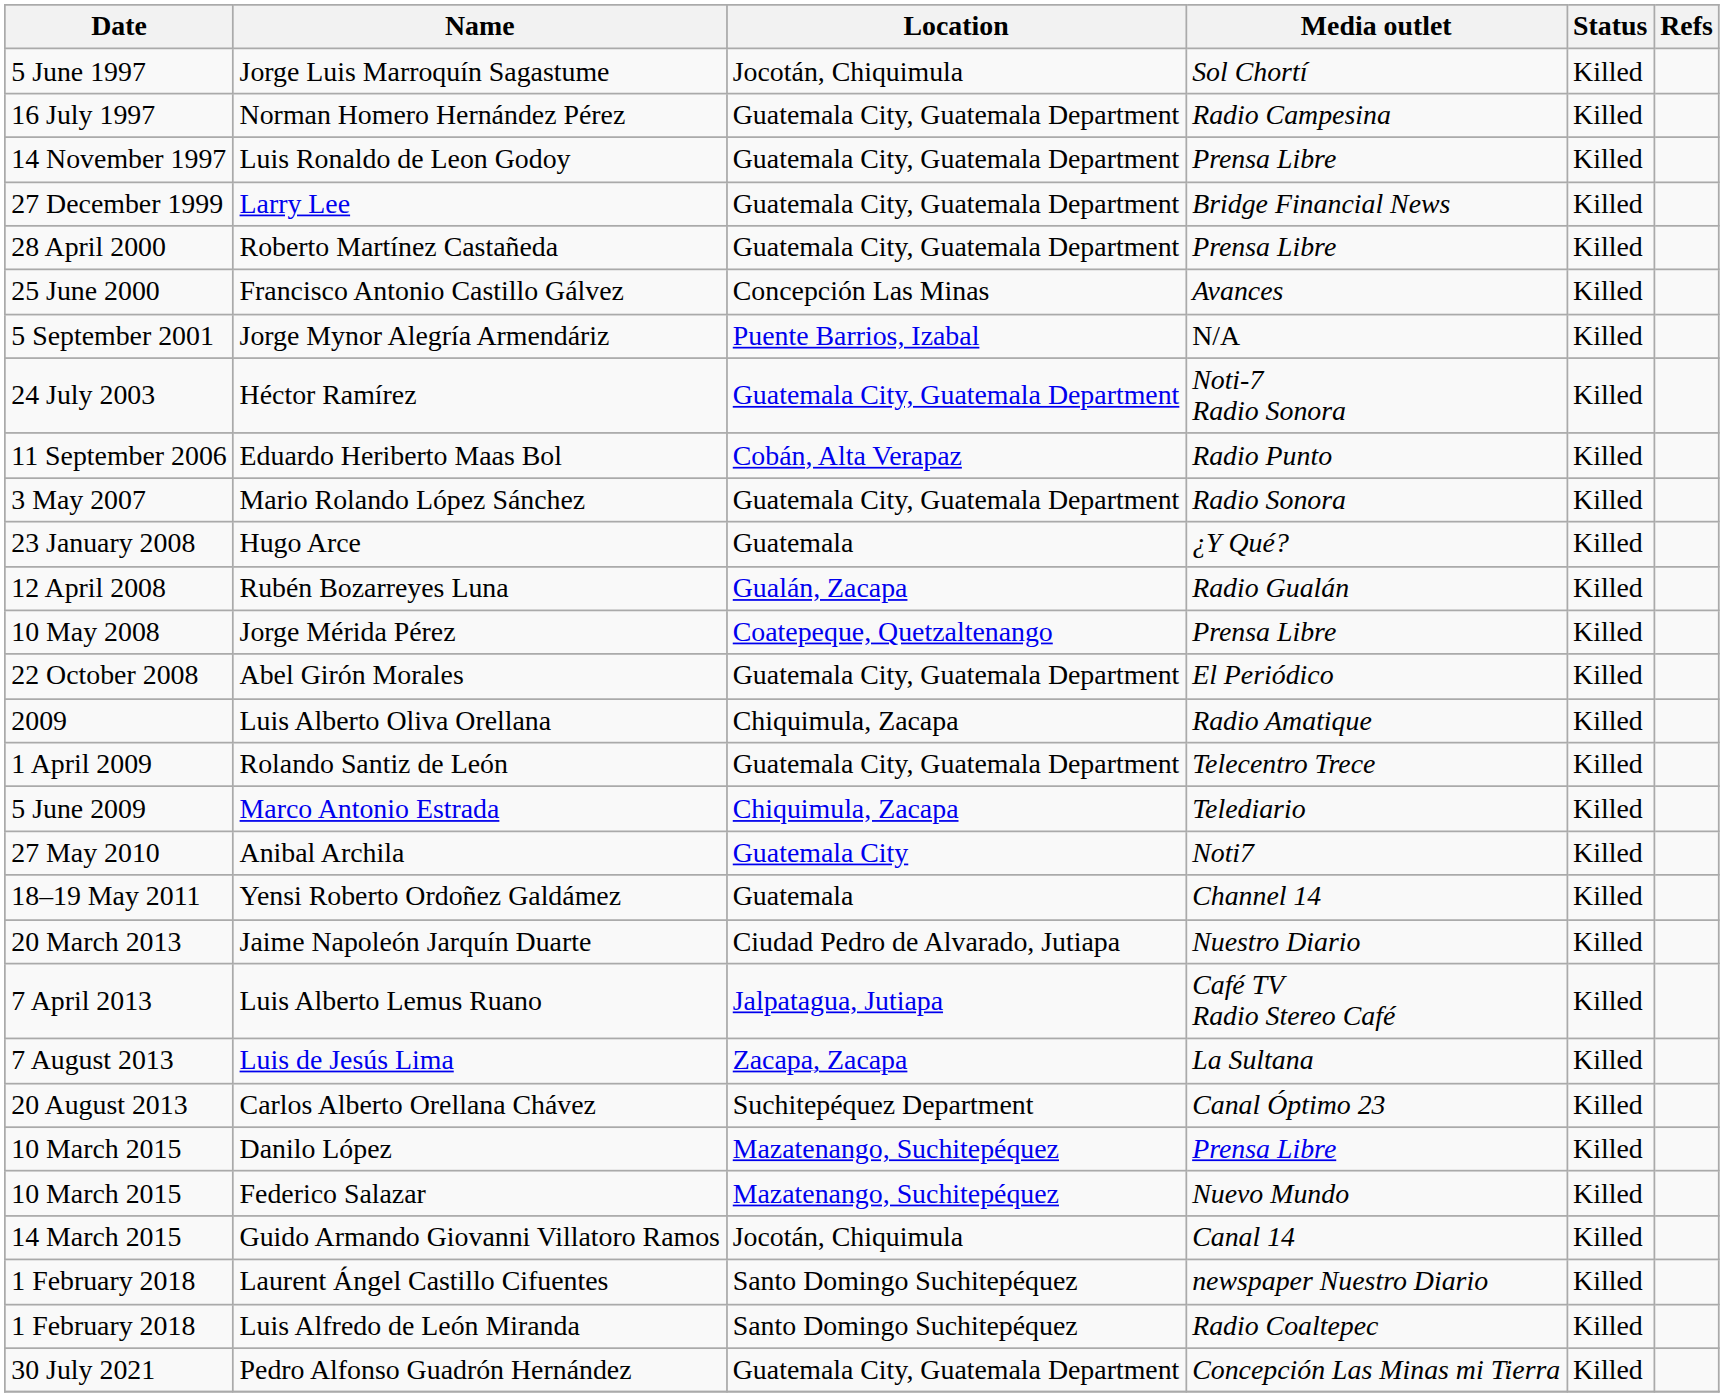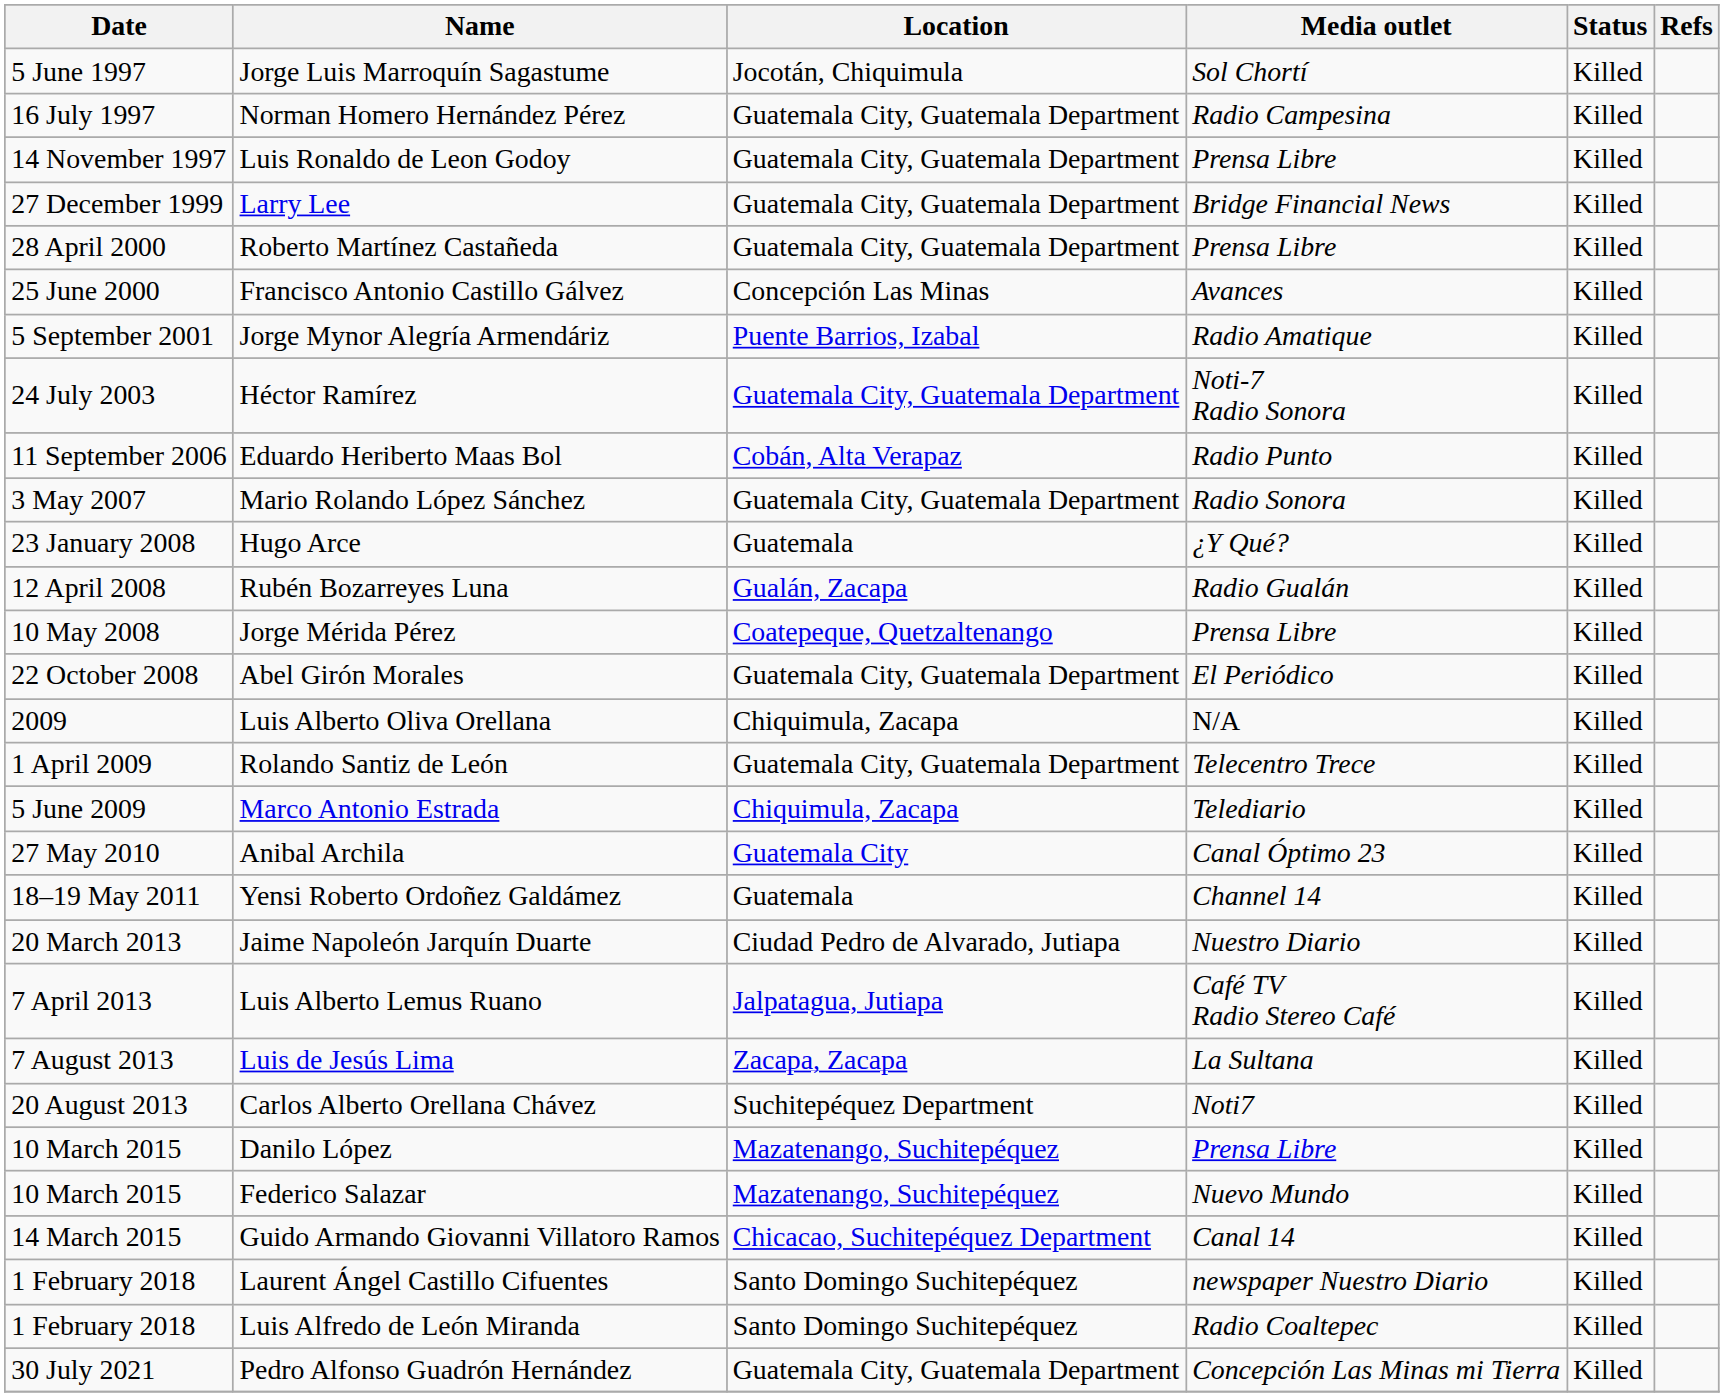(1216, 335) N/A -> (1282, 335) Radio Amatique
(1282, 720) Radio Amatique -> (1216, 720) N/A
(1223, 852) Noti7 -> (1289, 852) Canal Óptimo 23
(1289, 1104) Canal Óptimo 23 -> (1223, 1104) Noti7
(848, 1237) Jocotán, Chiquimula -> (942, 1237) Chicacao, Suchitepéquez Department
